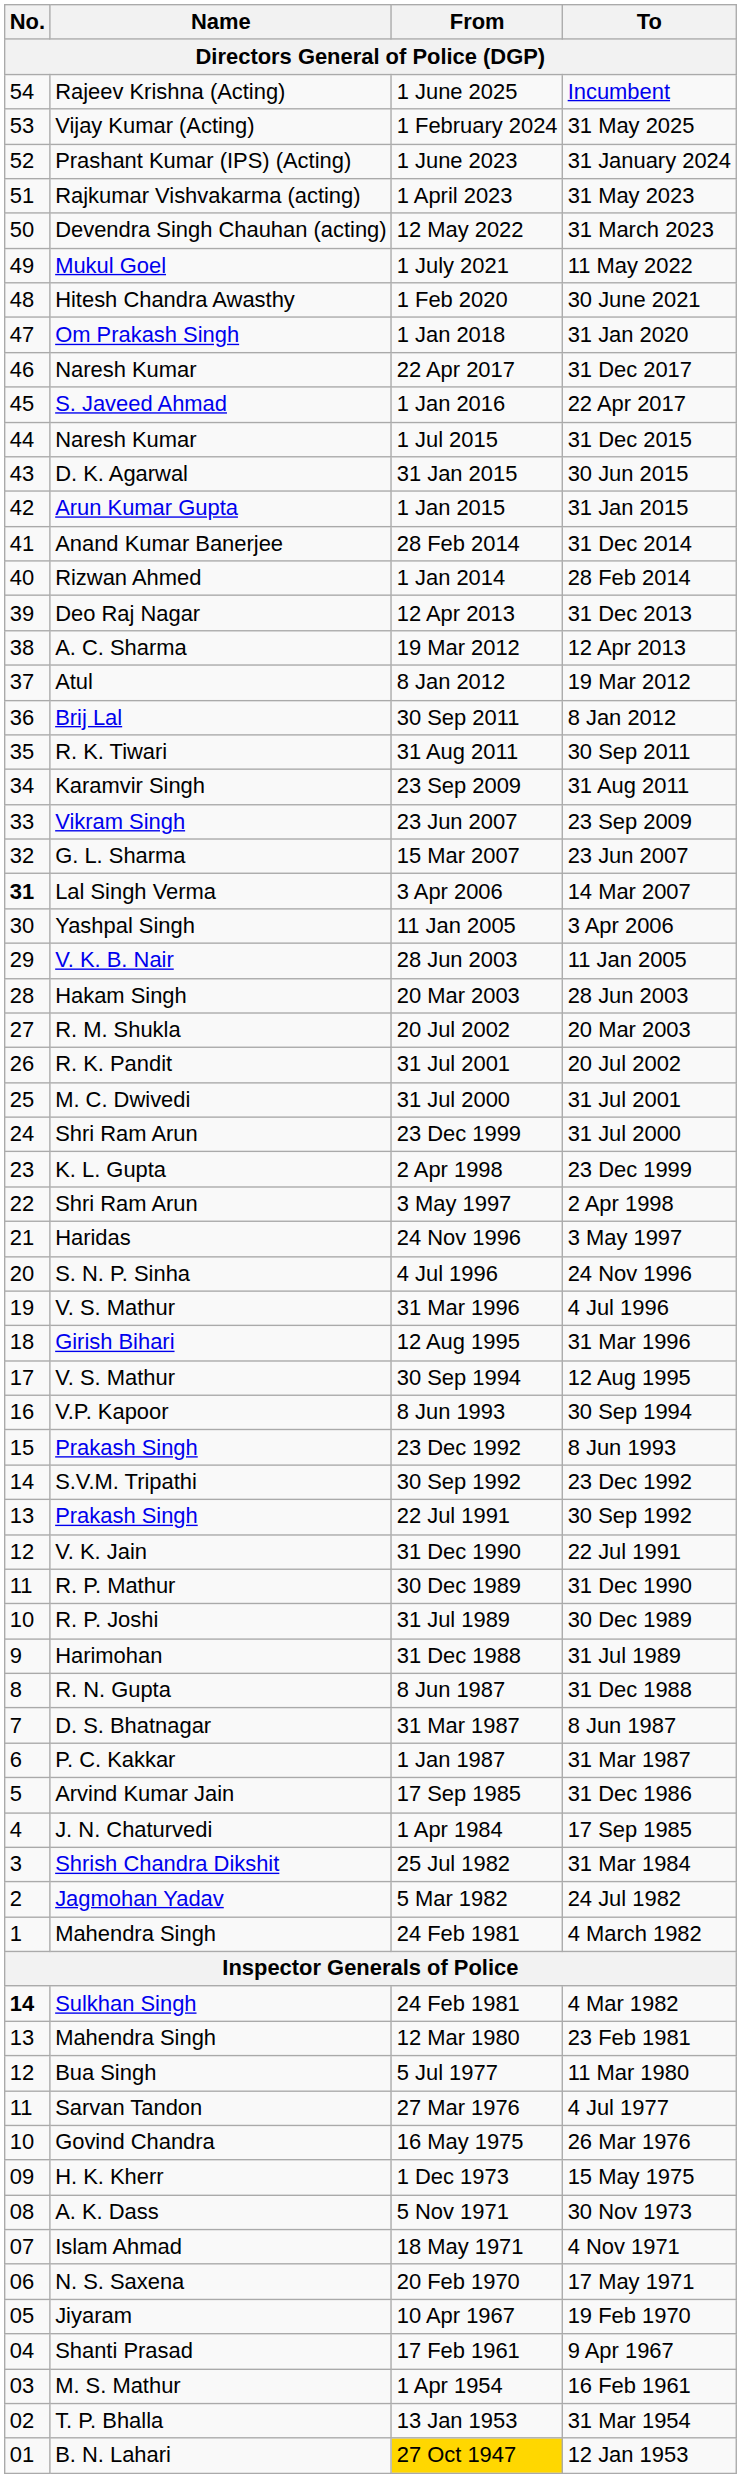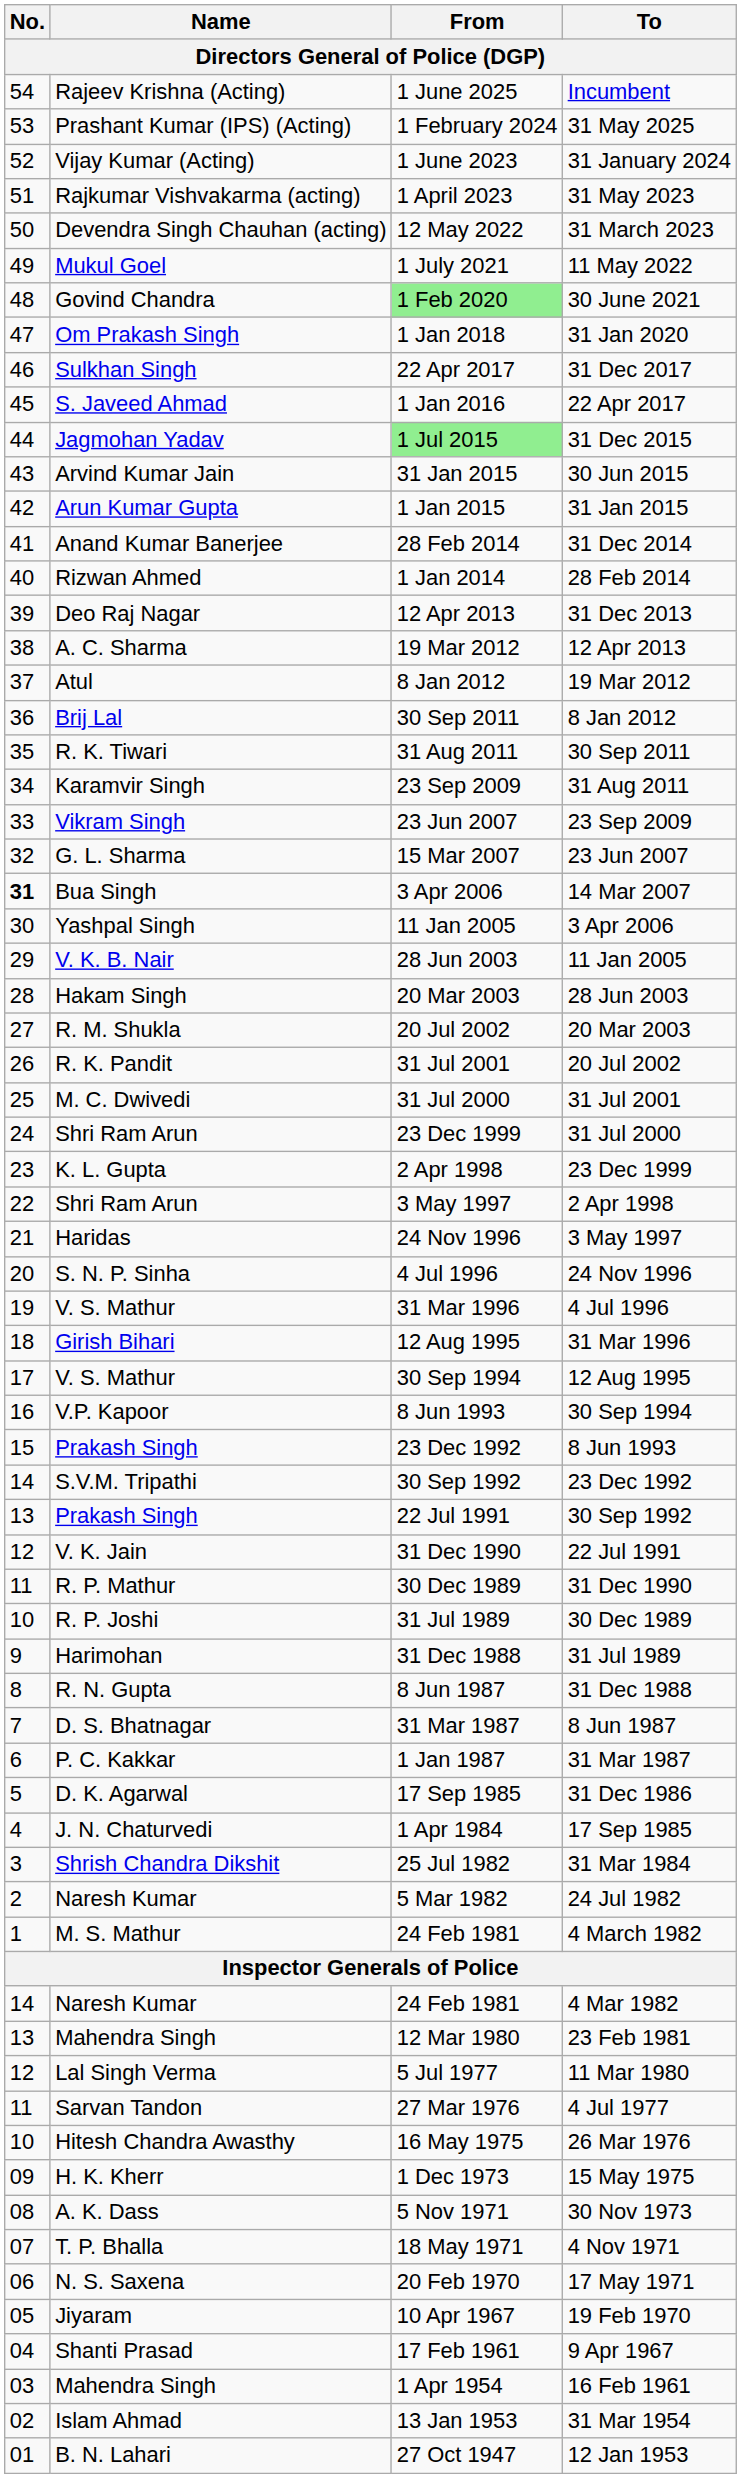(155, 126) Vijay Kumar (Acting) -> (203, 126) Prashant Kumar (IPS) (Acting)
(203, 160) Prashant Kumar (IPS) (Acting) -> (155, 160) Vijay Kumar (Acting)
(175, 299) Hitesh Chandra Awasthy -> (135, 299) Govind Chandra
(452, 299) no background -> (452, 299) lightgreen background
(126, 369) Naresh Kumar -> (126, 369) Sulkhan Singh
(126, 439) Naresh Kumar -> (139, 439) Jagmohan Yadav
(447, 439) no background -> (447, 439) lightgreen background
(122, 473) D. K. Agarwal -> (145, 473) Arvind Kumar Jain
(136, 890) Lal Singh Verma -> (106, 890) Bua Singh
(145, 1794) Arvind Kumar Jain -> (122, 1794) D. K. Agarwal
(139, 1899) Jagmohan Yadav -> (126, 1899) Naresh Kumar
(136, 1933) Mahendra Singh -> (118, 1933) M. S. Mathur
(22, 2003) bold -> (22, 2003) normal
(126, 2003) Sulkhan Singh -> (126, 2003) Naresh Kumar
(106, 2072) Bua Singh -> (136, 2072) Lal Singh Verma
(135, 2142) Govind Chandra -> (175, 2142) Hitesh Chandra Awasthy
(119, 2246) Islam Ahmad -> (109, 2246) T. P. Bhalla
(118, 2385) M. S. Mathur -> (136, 2385) Mahendra Singh
(109, 2420) T. P. Bhalla -> (119, 2420) Islam Ahmad
(456, 2455) gold background -> (456, 2455) no background
